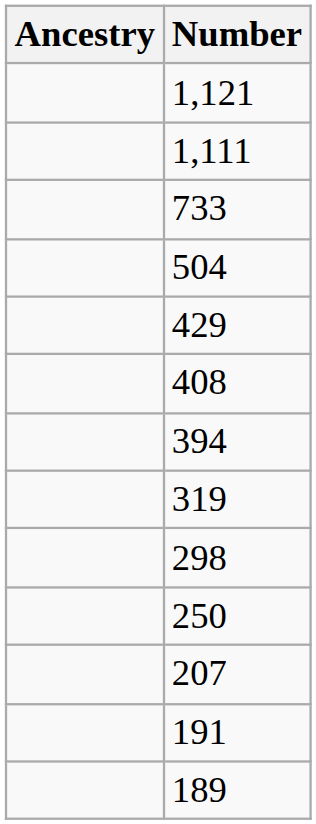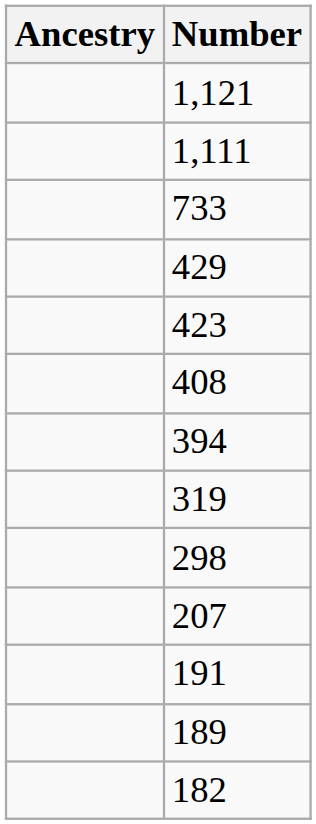- row: (199, 266)
+ row: (199, 324)
- row: (199, 615)
+ row: (199, 789)
